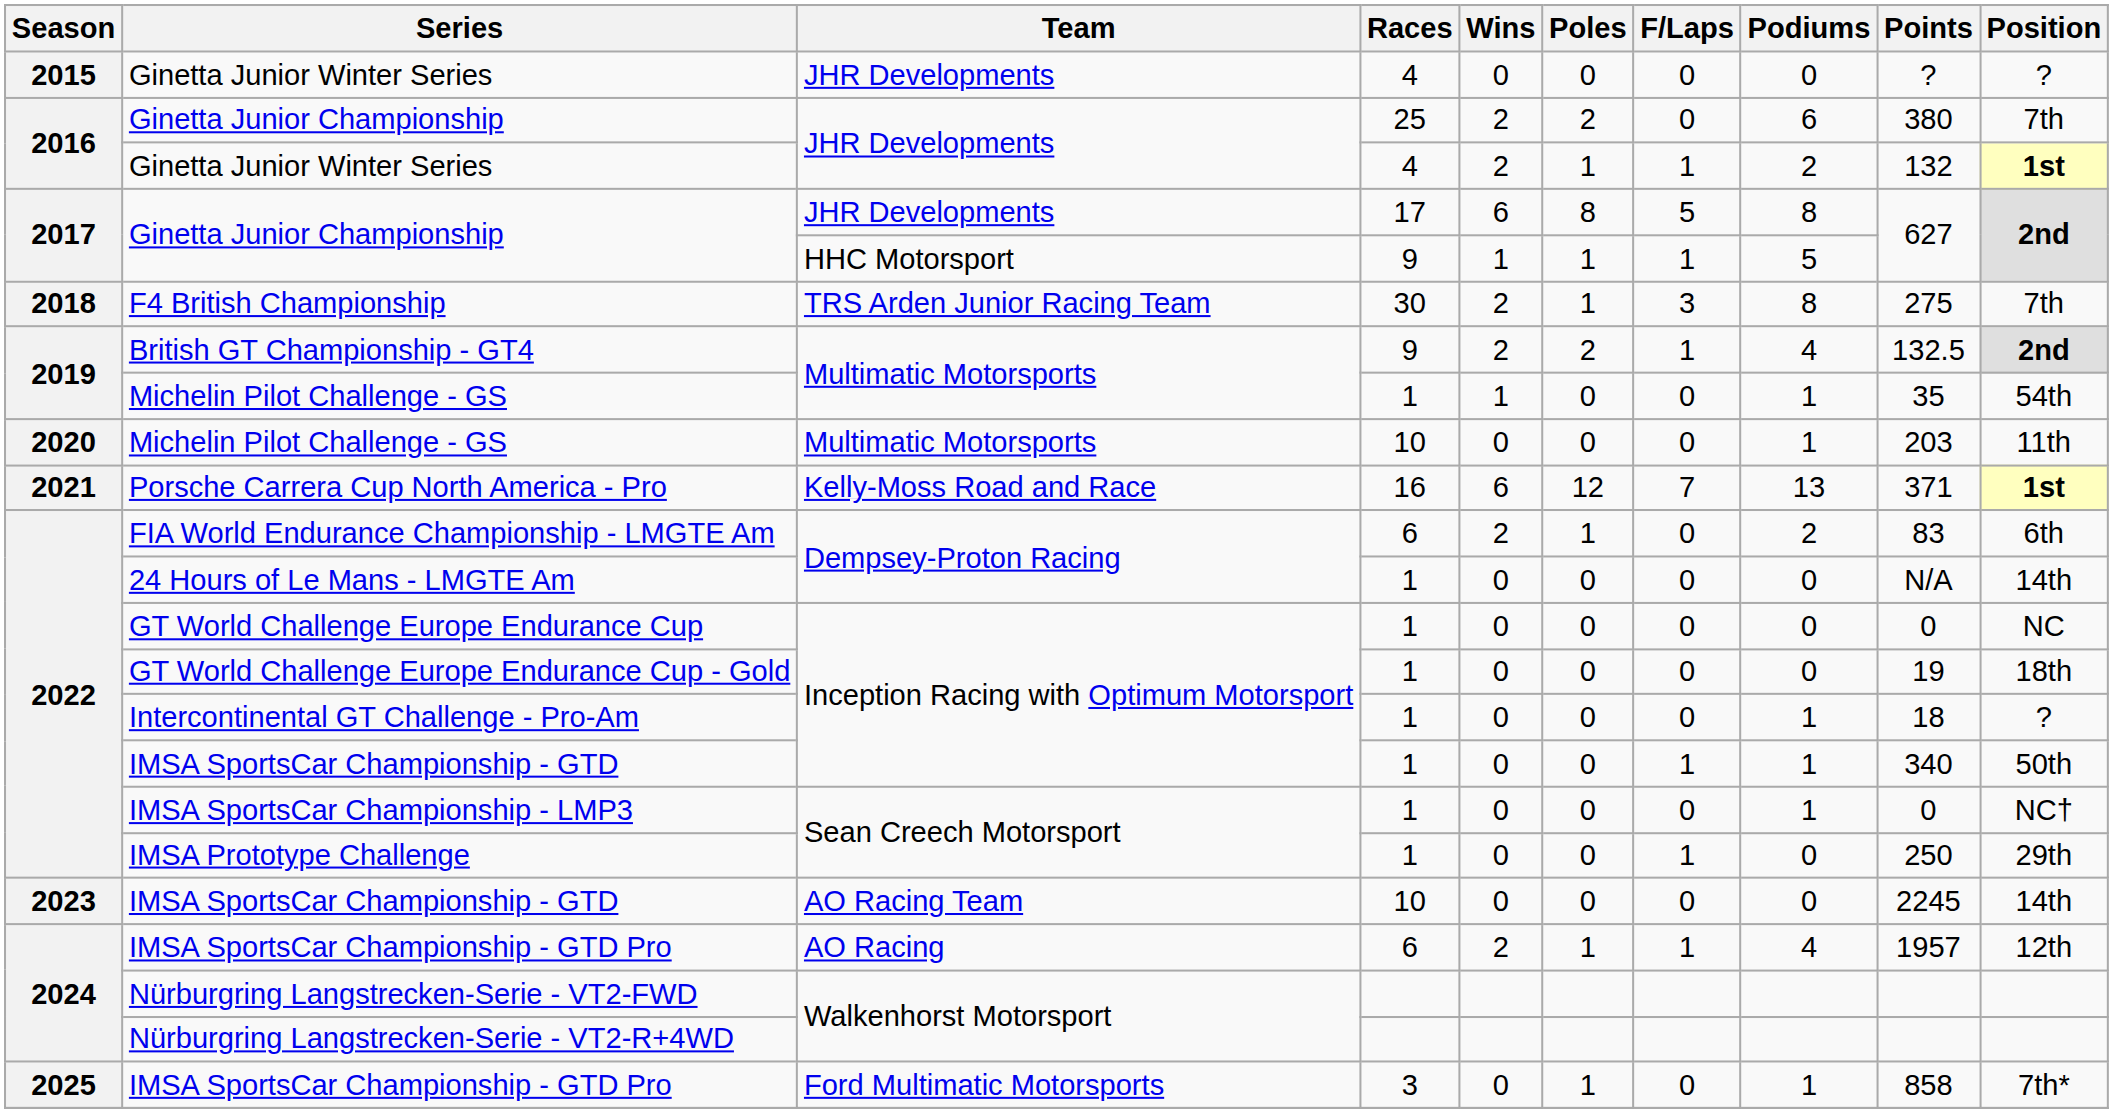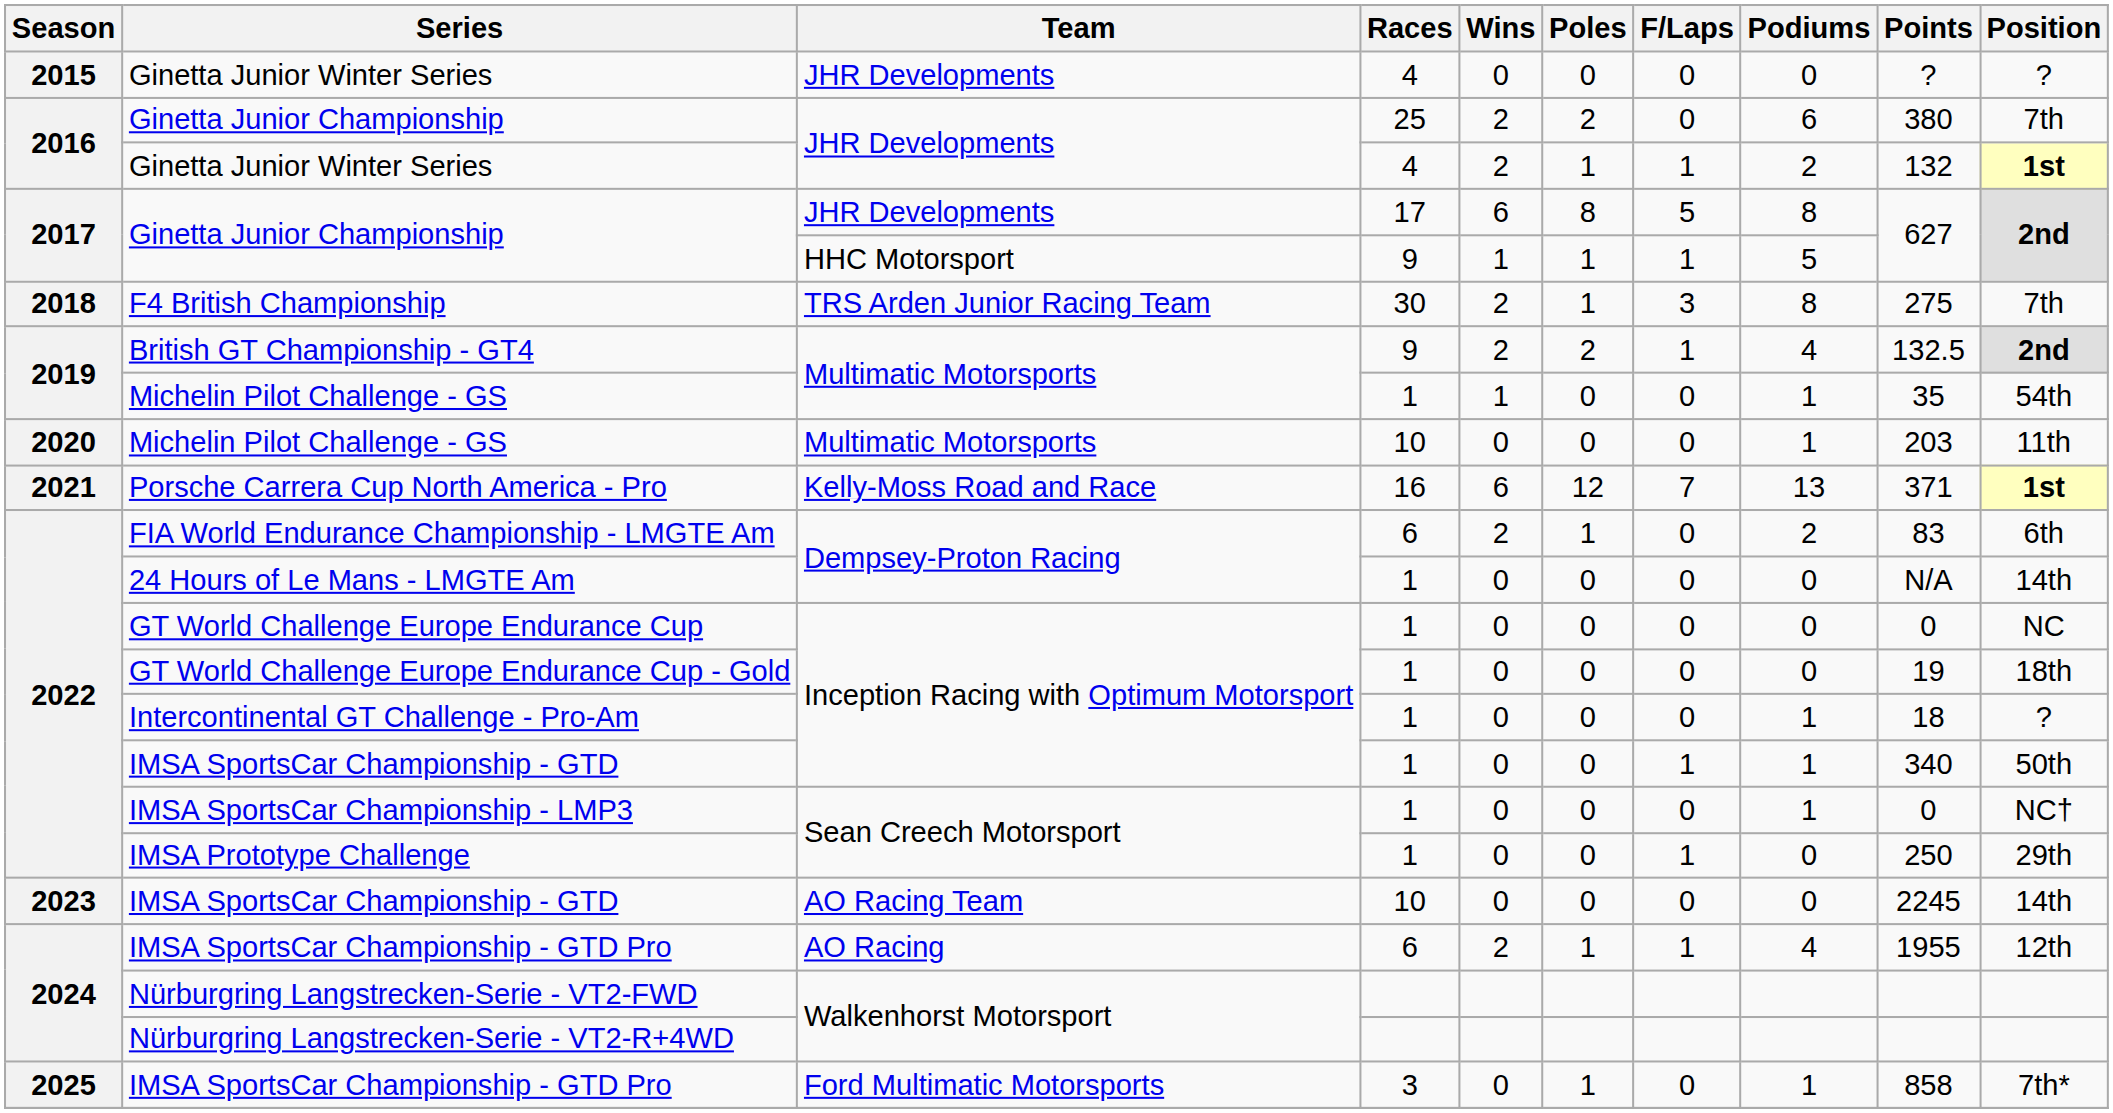(1928, 947) 1957 -> (1928, 947) 1955
